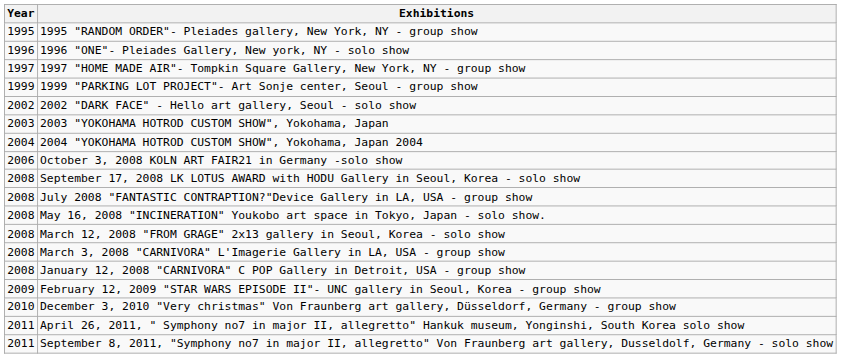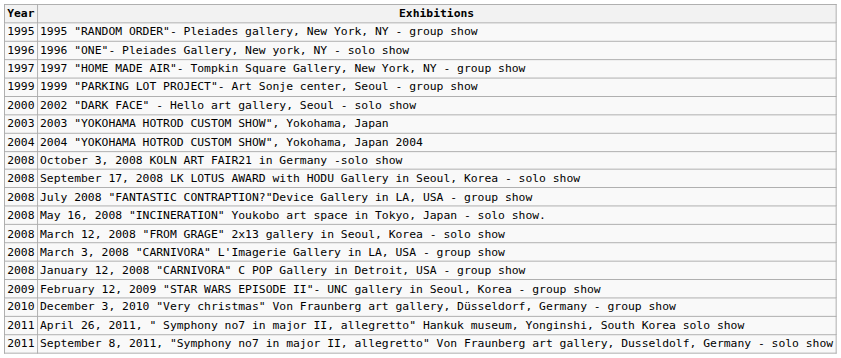(21, 106) 2002 -> (21, 106) 2000
(21, 161) 2006 -> (21, 161) 2008
